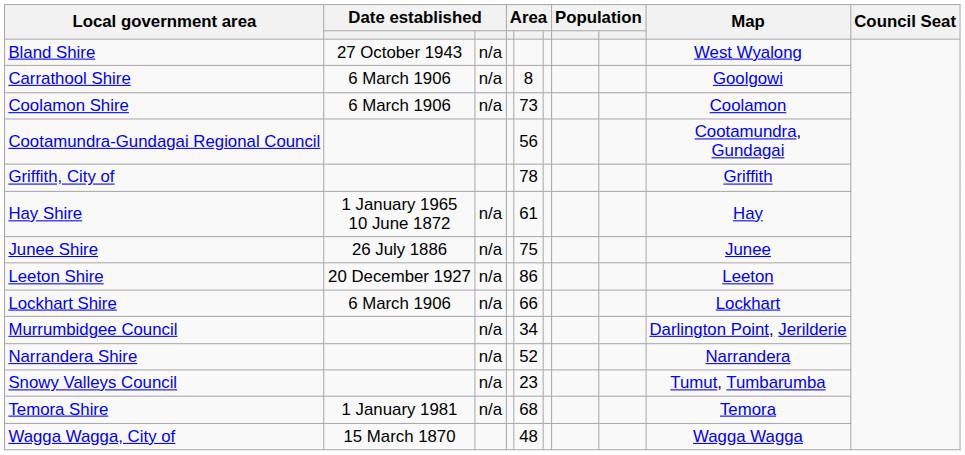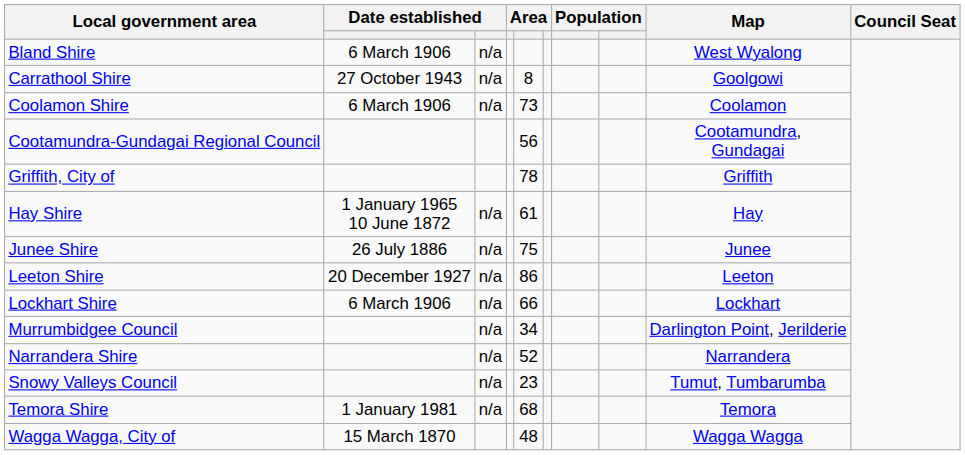(400, 52) 27 October 1943 -> (400, 52) 6 March 1906
(400, 78) 6 March 1906 -> (400, 78) 27 October 1943
